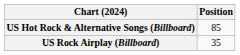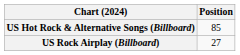(216, 43) 35 -> (216, 43) 27
